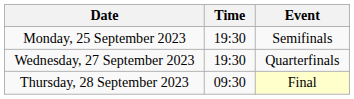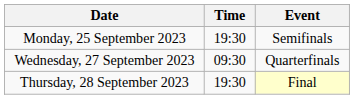(230, 60) 19:30 -> (230, 60) 09:30
(230, 82) 09:30 -> (230, 82) 19:30
